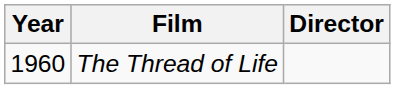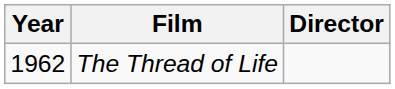(38, 63) 1960 -> (38, 63) 1962
